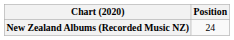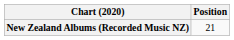(210, 27) 24 -> (210, 27) 21
